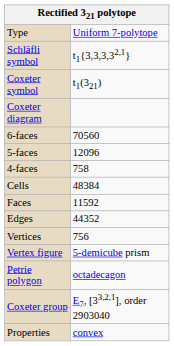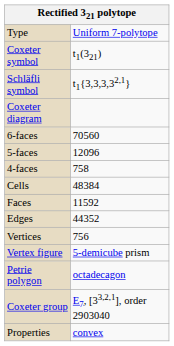rows swapped: (23, 55) <-> (24, 84)
